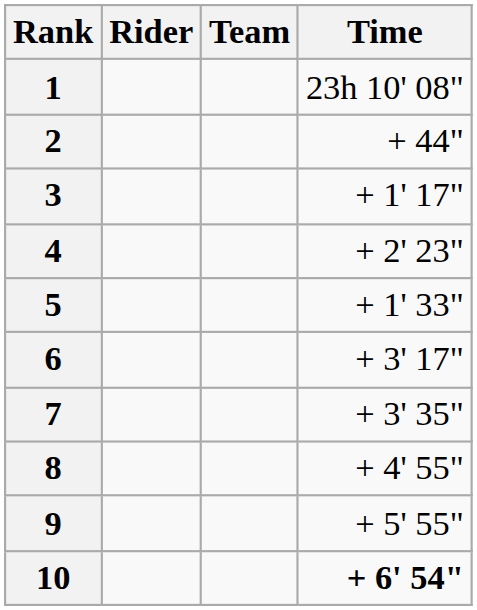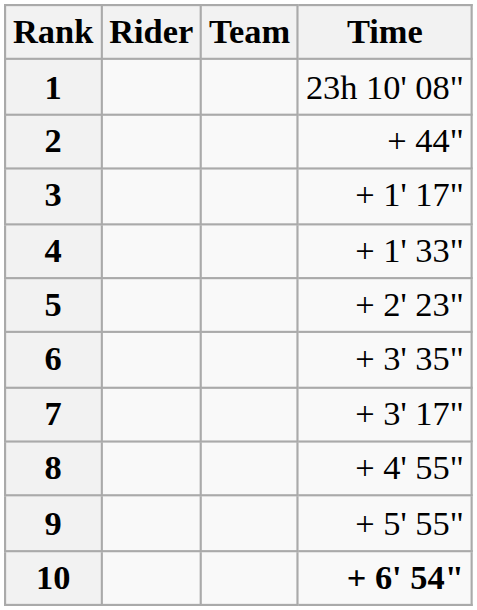(410, 250) + 2' 23" -> (410, 250) + 1' 33"
(410, 304) + 1' 33" -> (410, 304) + 2' 23"
(410, 359) + 3' 17" -> (410, 359) + 3' 35"
(410, 413) + 3' 35" -> (410, 413) + 3' 17"
